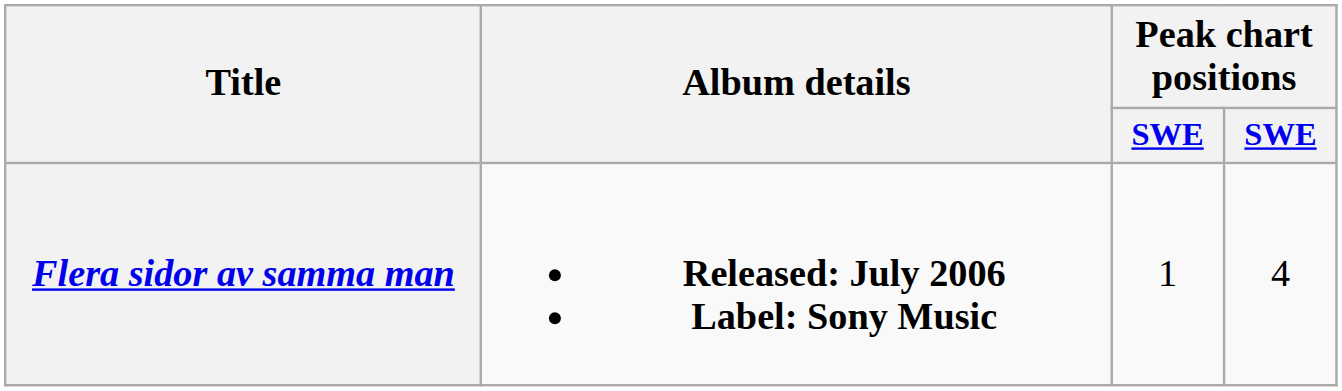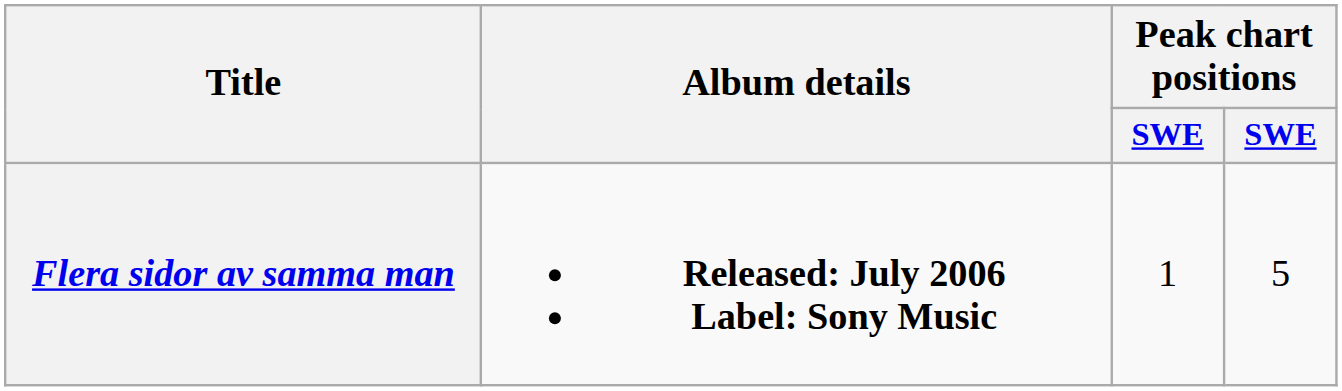(1280, 273) 4 -> (1280, 273) 5
